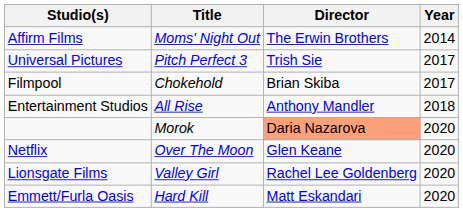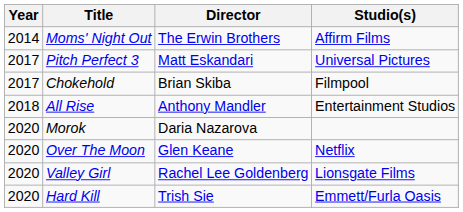columns swapped: (439, 15) <-> (78, 15)
(294, 60) Trish Sie -> (206, 60) Matt Eskandari
(316, 128) lightsalmon background -> (208, 128) no background
(314, 196) Matt Eskandari -> (186, 196) Trish Sie
